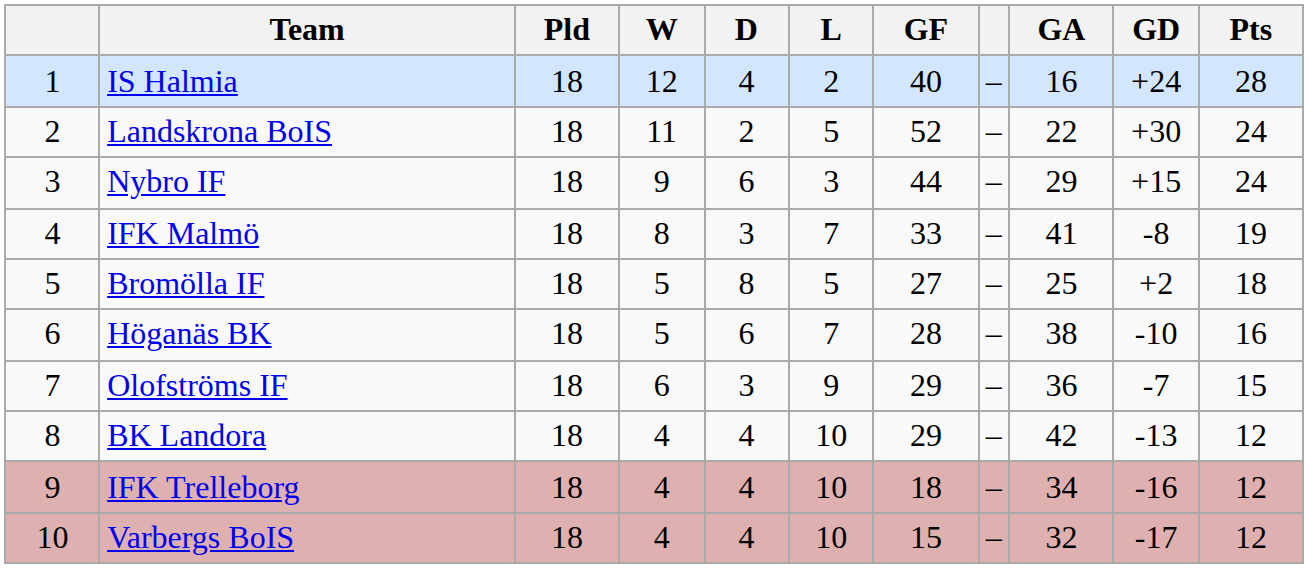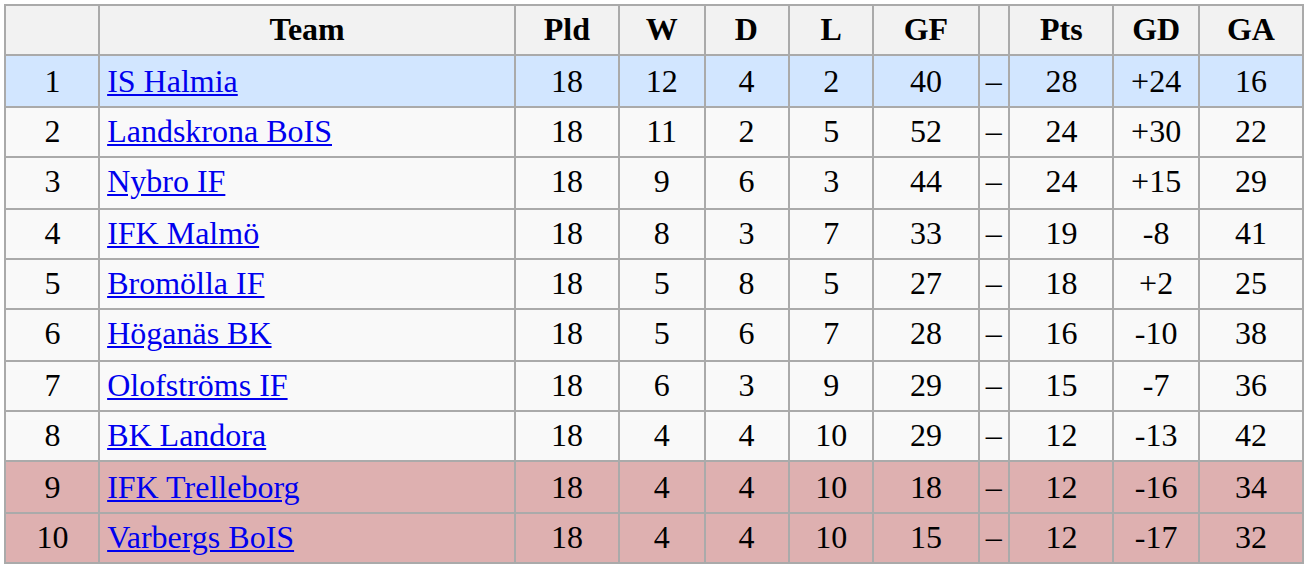columns swapped: (1061, 29) <-> (1251, 29)
